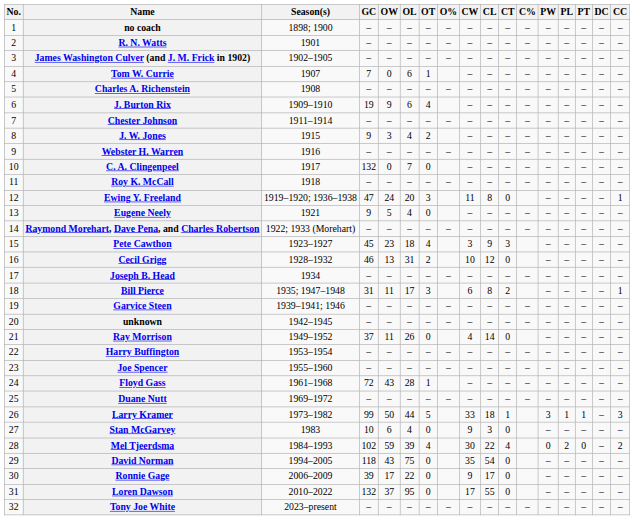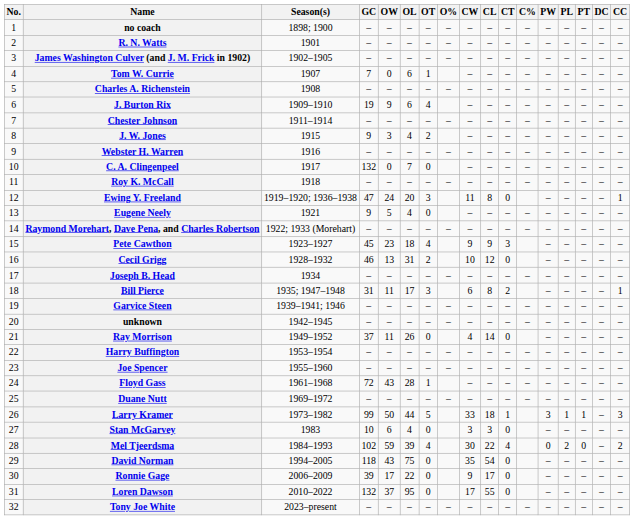(470, 244) 3 -> (470, 244) 9
(470, 430) 9 -> (470, 430) 3
